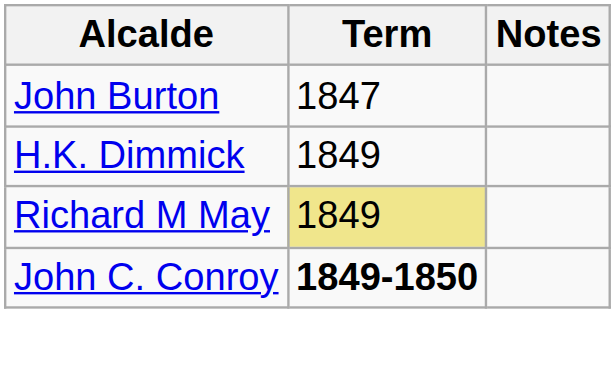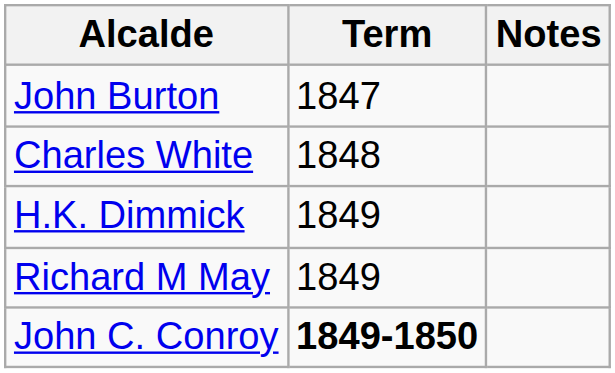+ row: (134, 155)
(338, 215) khaki background -> (338, 276) no background
